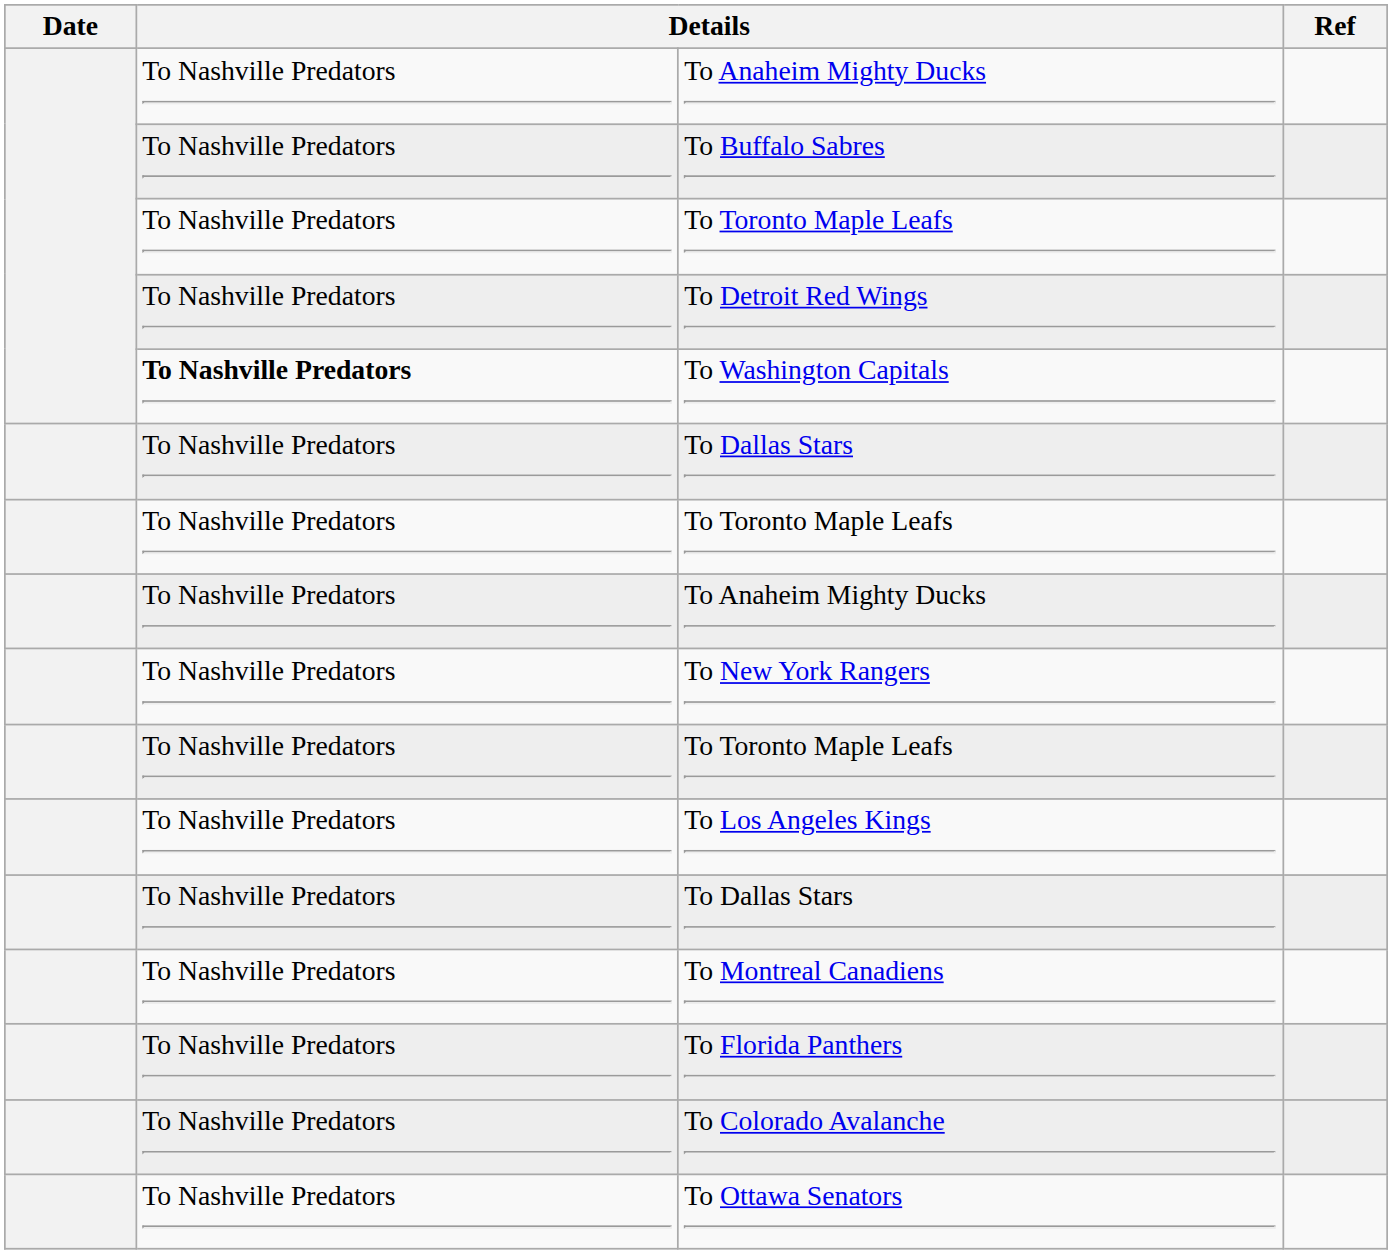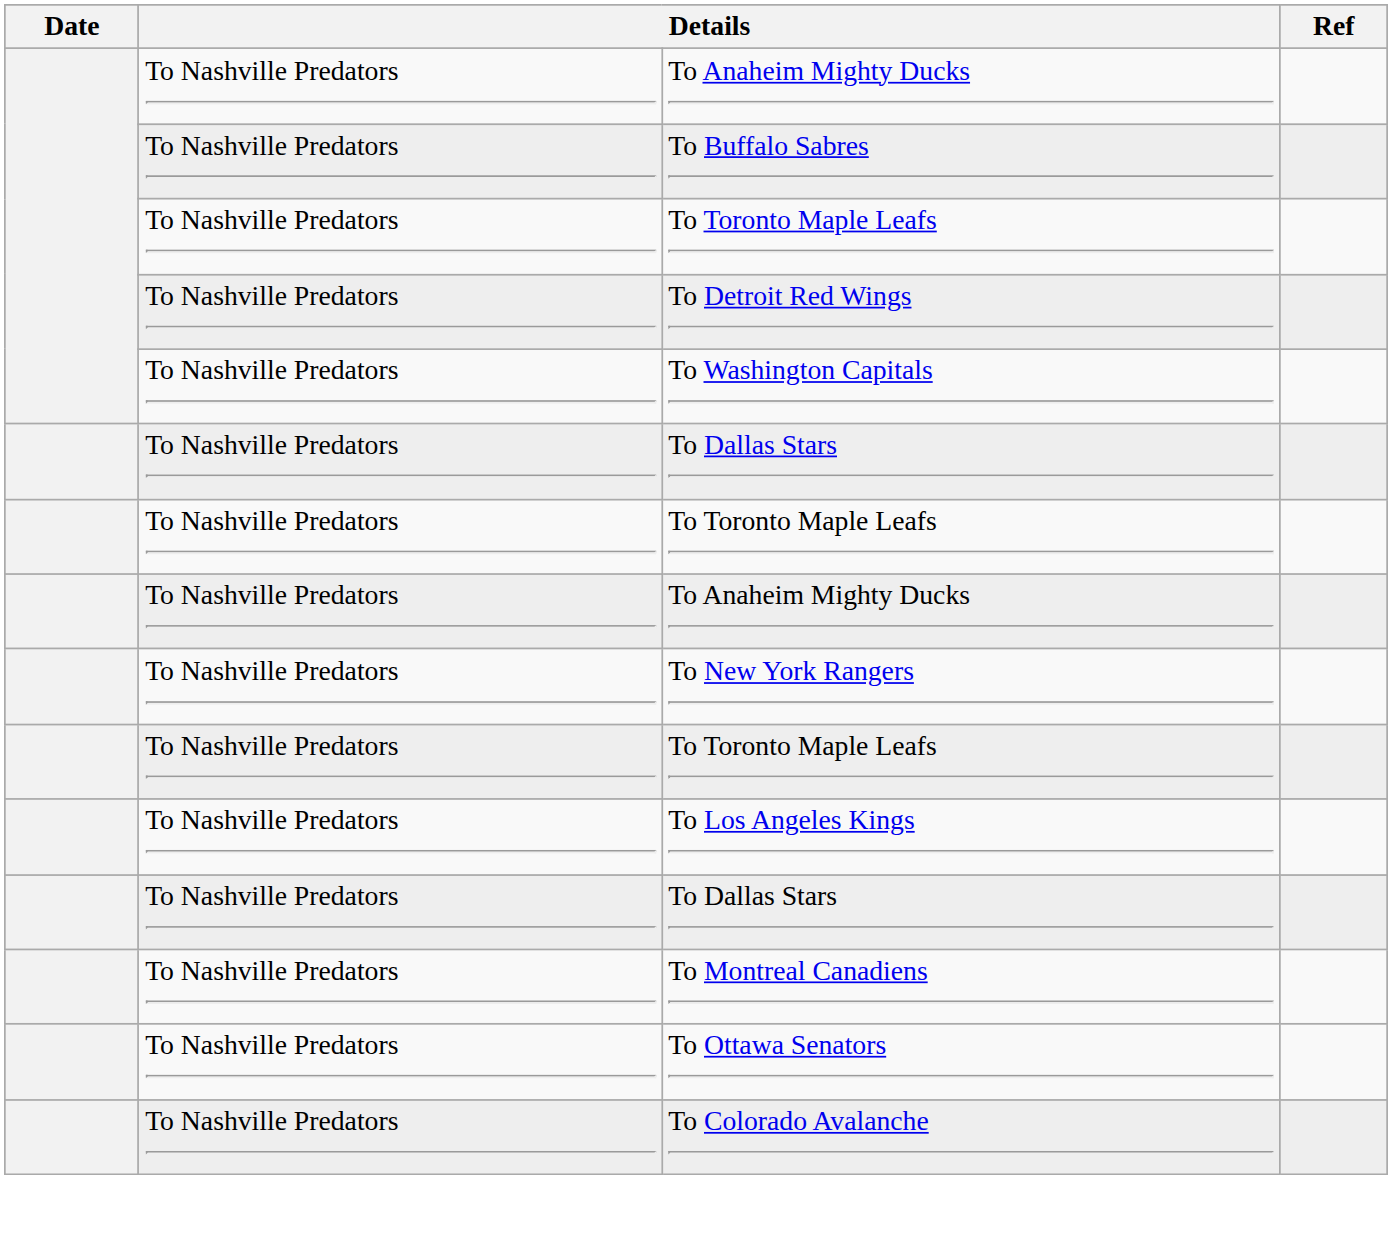(407, 380) bold -> (400, 380) normal
- row: (70, 1062)
rows swapped: (70, 1212) <-> (70, 1137)
